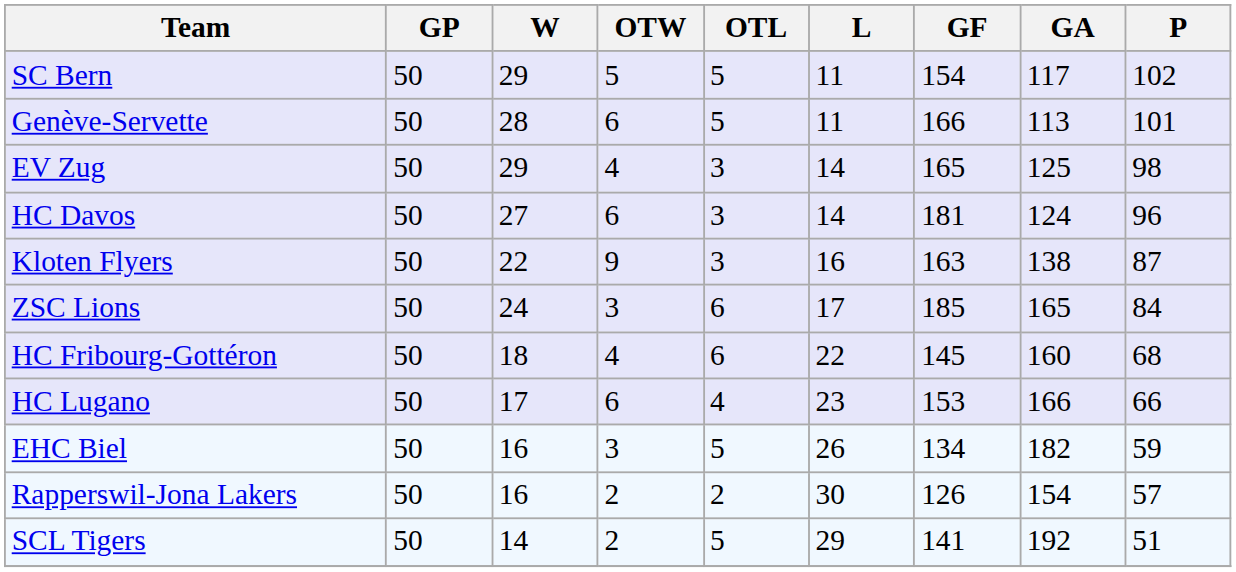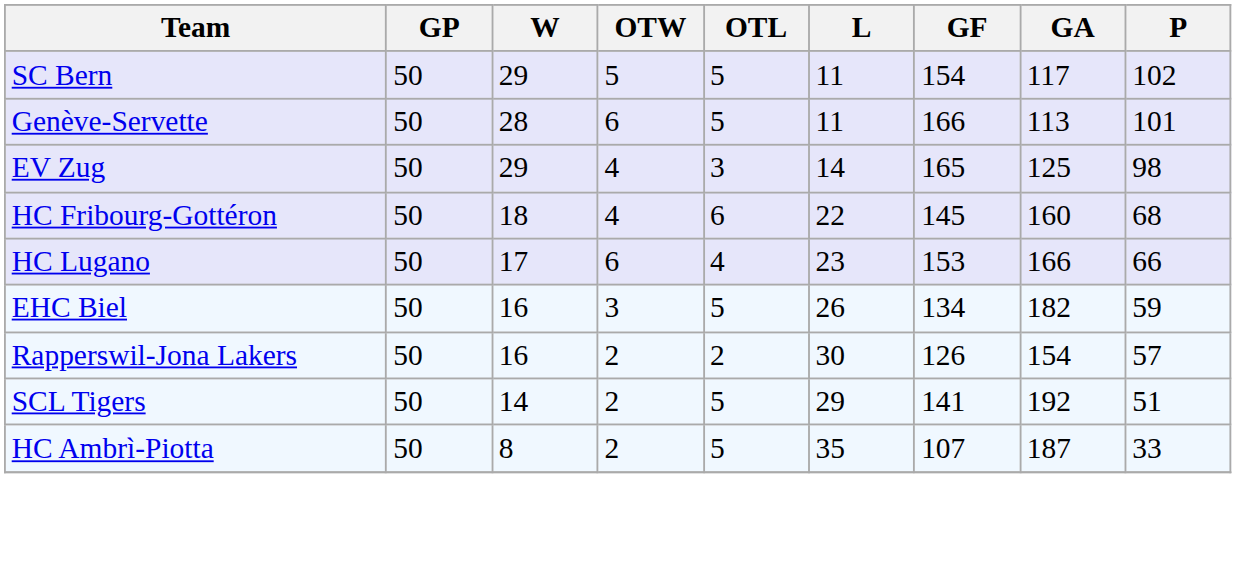- row: (73, 214)
- row: (92, 261)
- row: (76, 307)
+ row: (113, 448)
